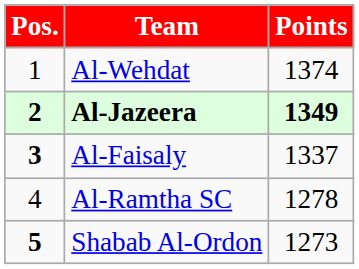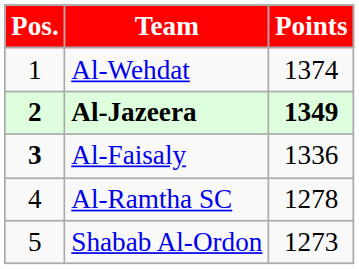(311, 155) 1337 -> (311, 155) 1336
(35, 241) bold -> (35, 241) normal
